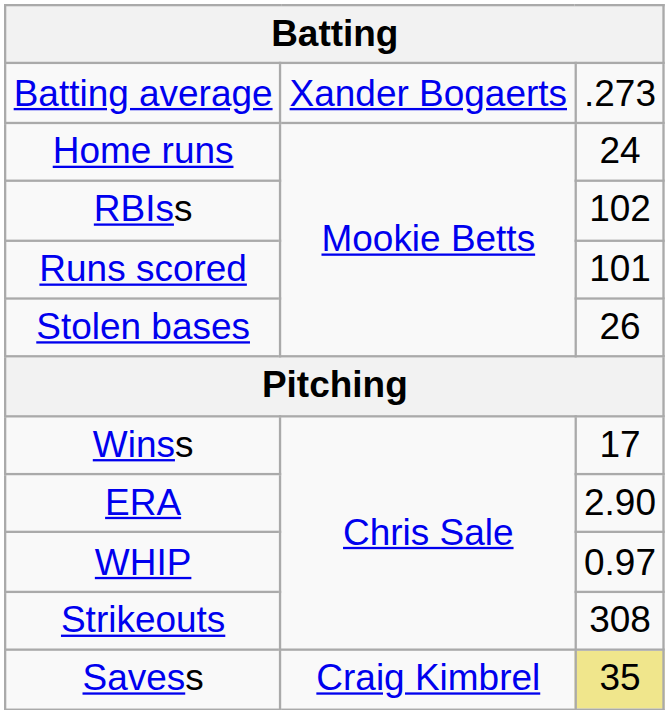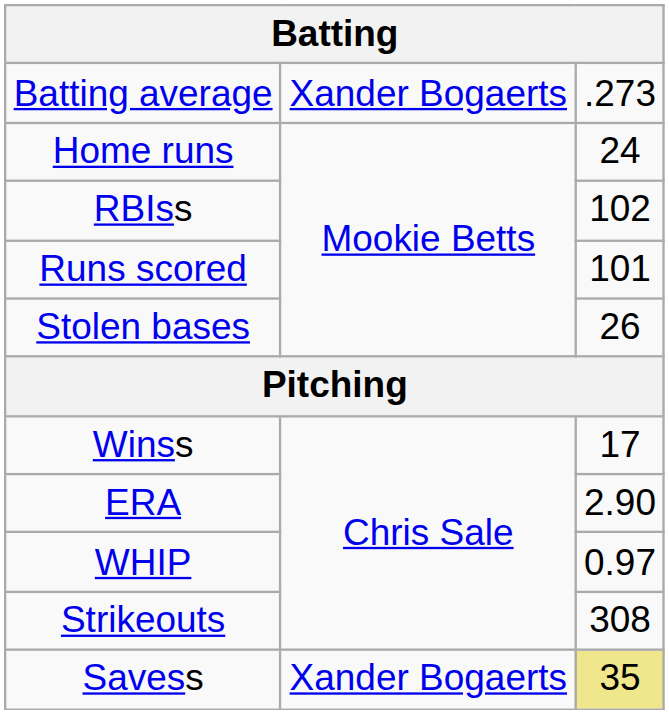(428, 678) Craig Kimbrel -> (428, 678) Xander Bogaerts
